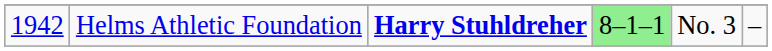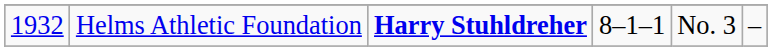(37, 25) 1942 -> (37, 25) 1932
(632, 25) lightgreen background -> (632, 25) no background
